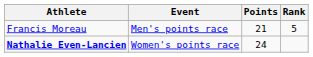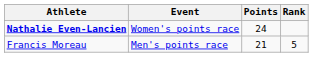rows swapped: (47, 28) <-> (67, 44)
